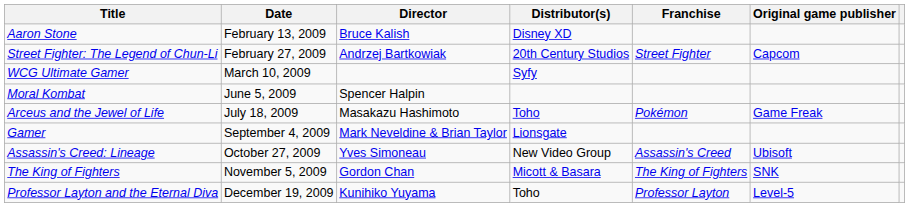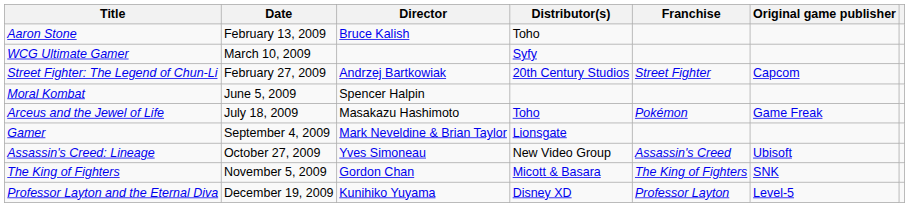(542, 34) Disney XD -> (526, 34) Toho
rows swapped: (112, 53) <-> (68, 73)
(526, 192) Toho -> (542, 192) Disney XD
